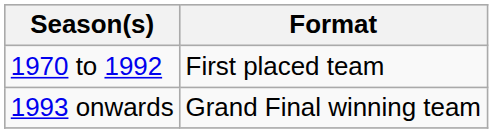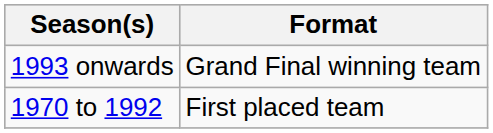rows swapped: (86, 66) <-> (92, 107)
